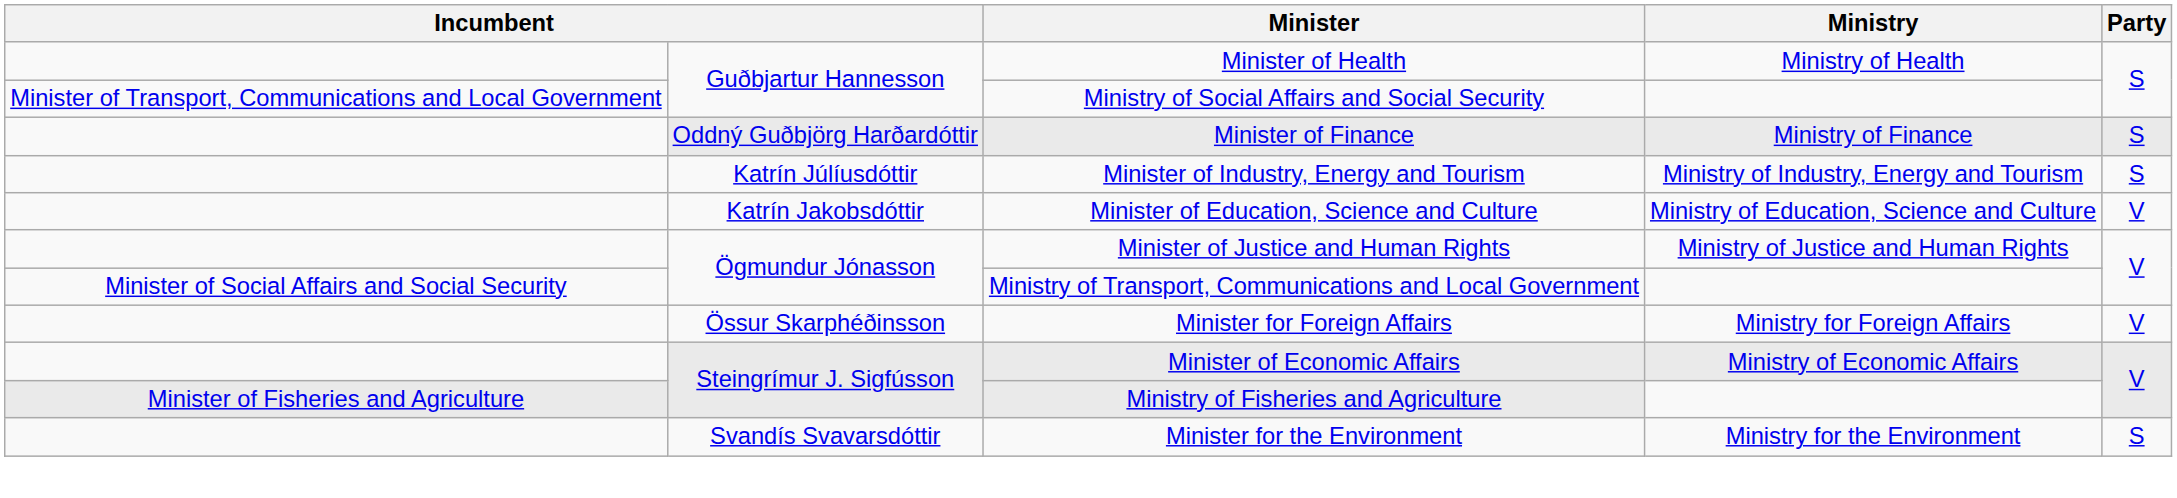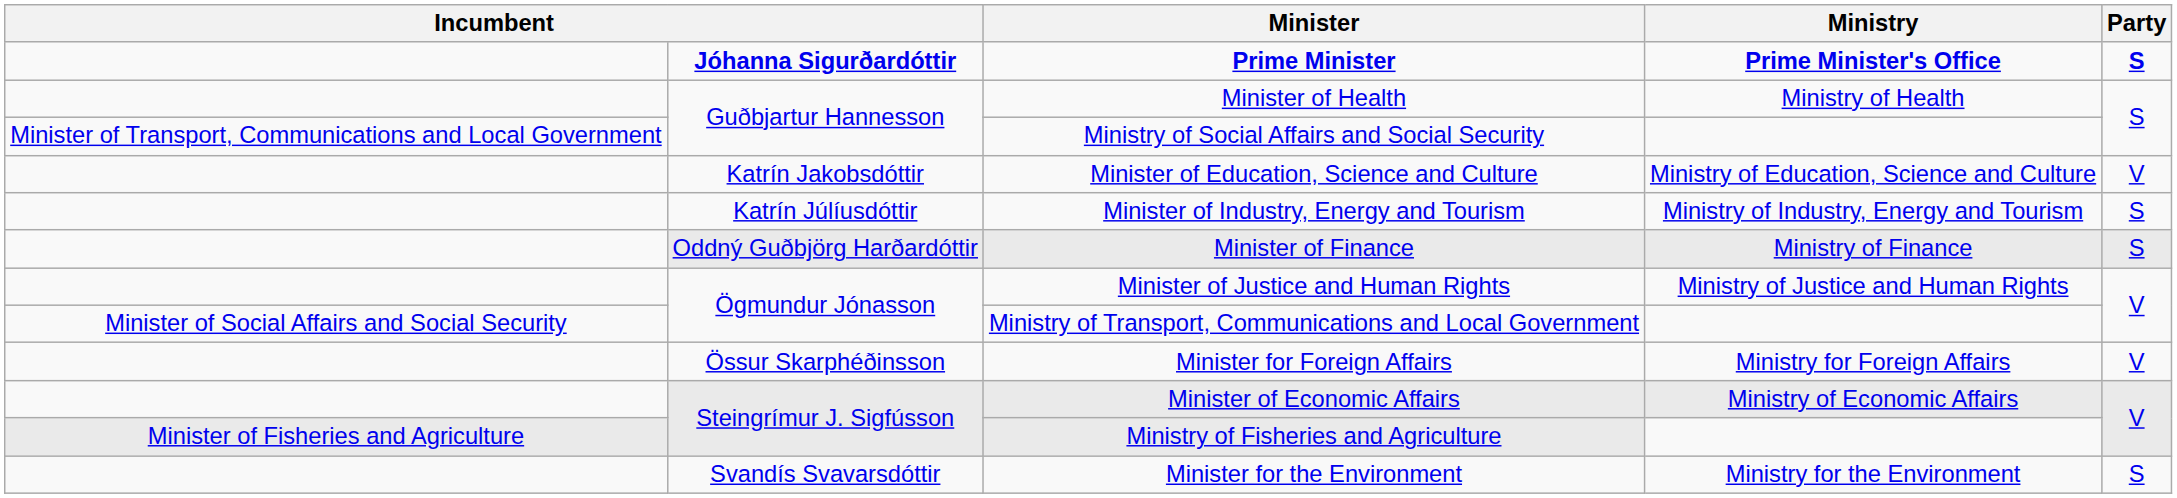+ row: (1314, 60)
rows swapped: (1314, 211) <-> (1314, 135)
